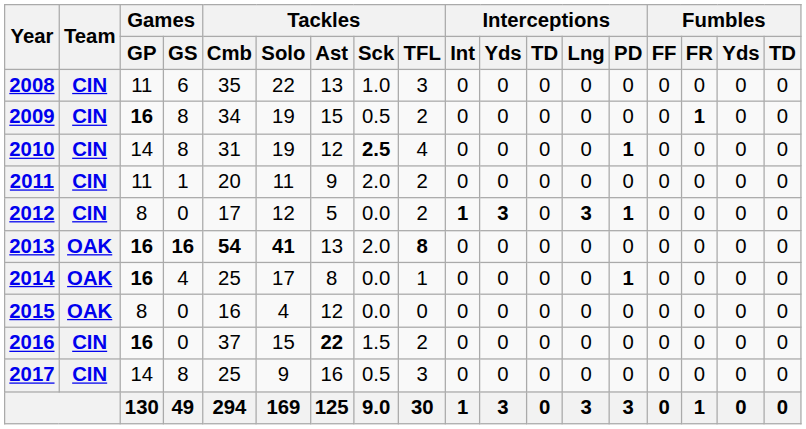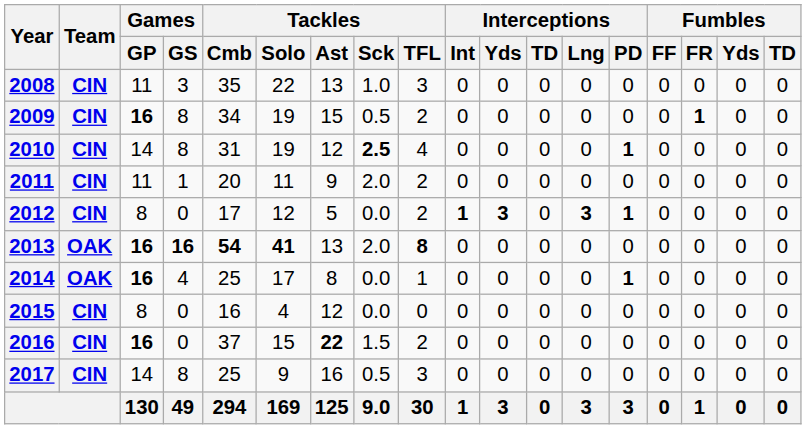(183, 85) 6 -> (183, 85) 3
(90, 310) OAK -> (90, 310) CIN
